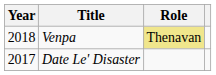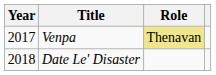(22, 37) 2018 -> (22, 37) 2017
(22, 59) 2017 -> (22, 59) 2018
